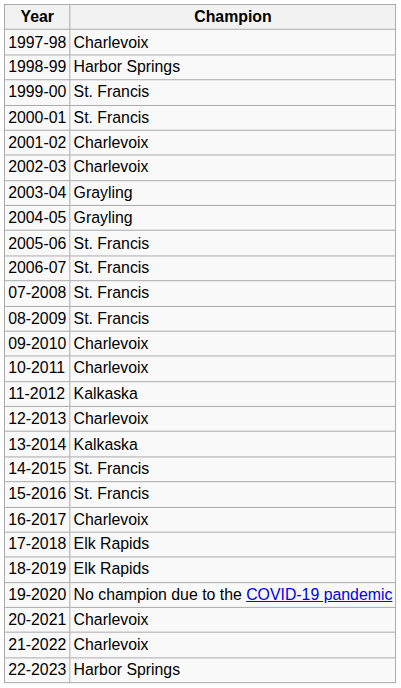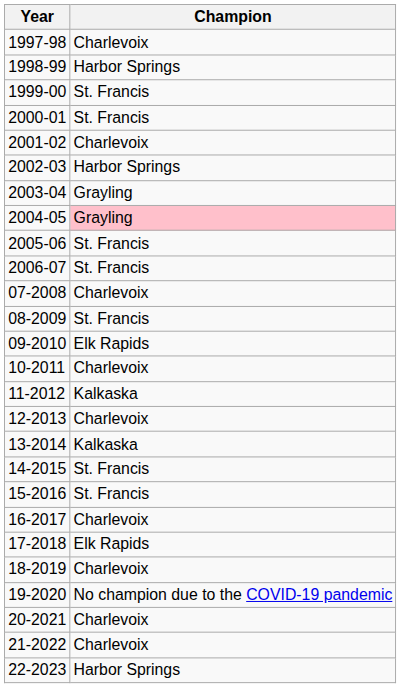(111, 167) Charlevoix -> (127, 167) Harbor Springs
(103, 218) no background -> (103, 218) pink background
(111, 293) St. Francis -> (111, 293) Charlevoix
(111, 343) Charlevoix -> (111, 343) Elk Rapids
(111, 569) Elk Rapids -> (111, 569) Charlevoix
